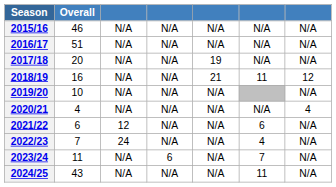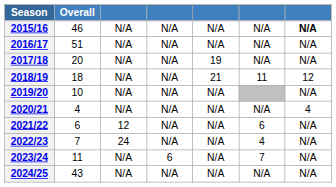(308, 28) normal -> (308, 28) bold
(77, 77) 16 -> (77, 77) 18
(262, 173) 11 -> (262, 173) N/A
